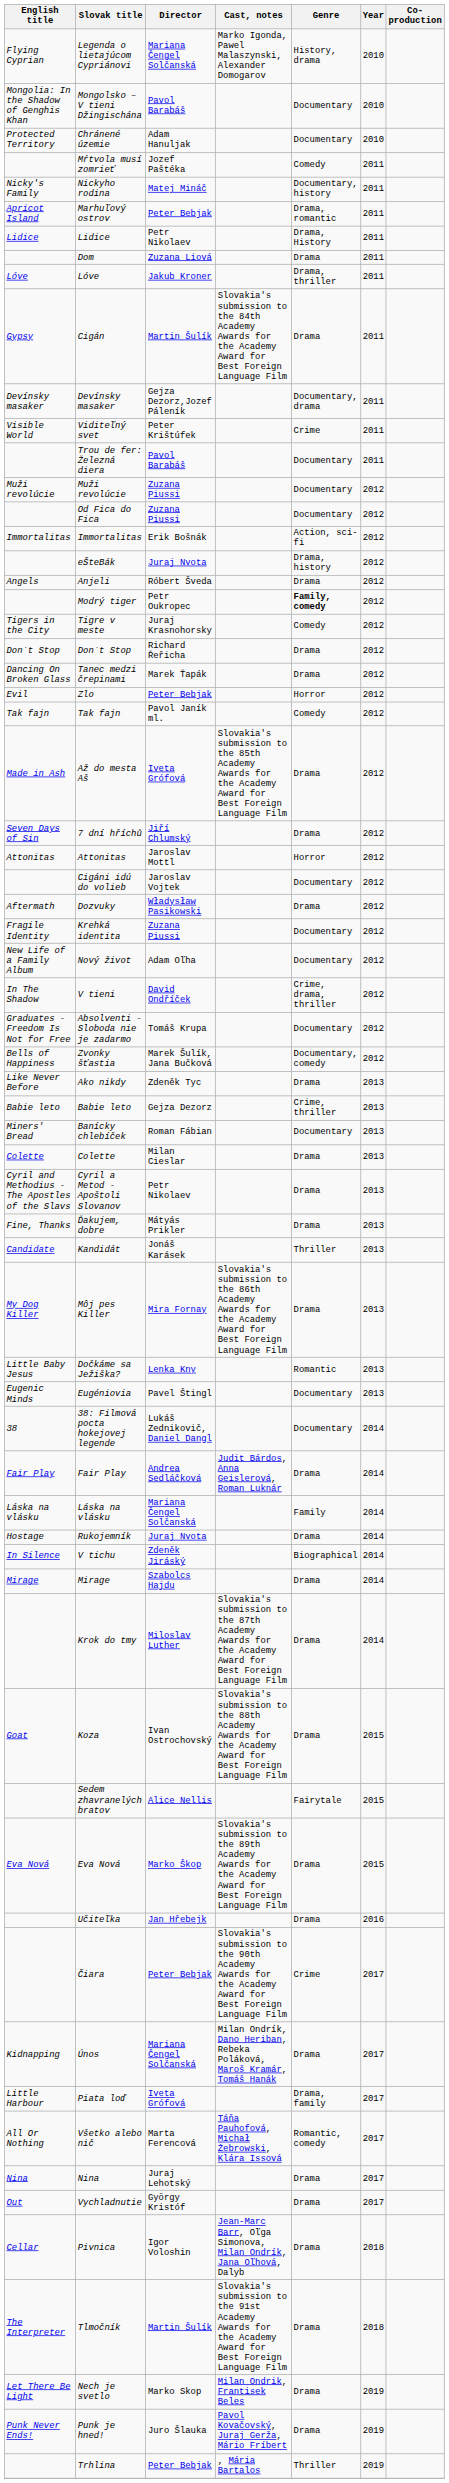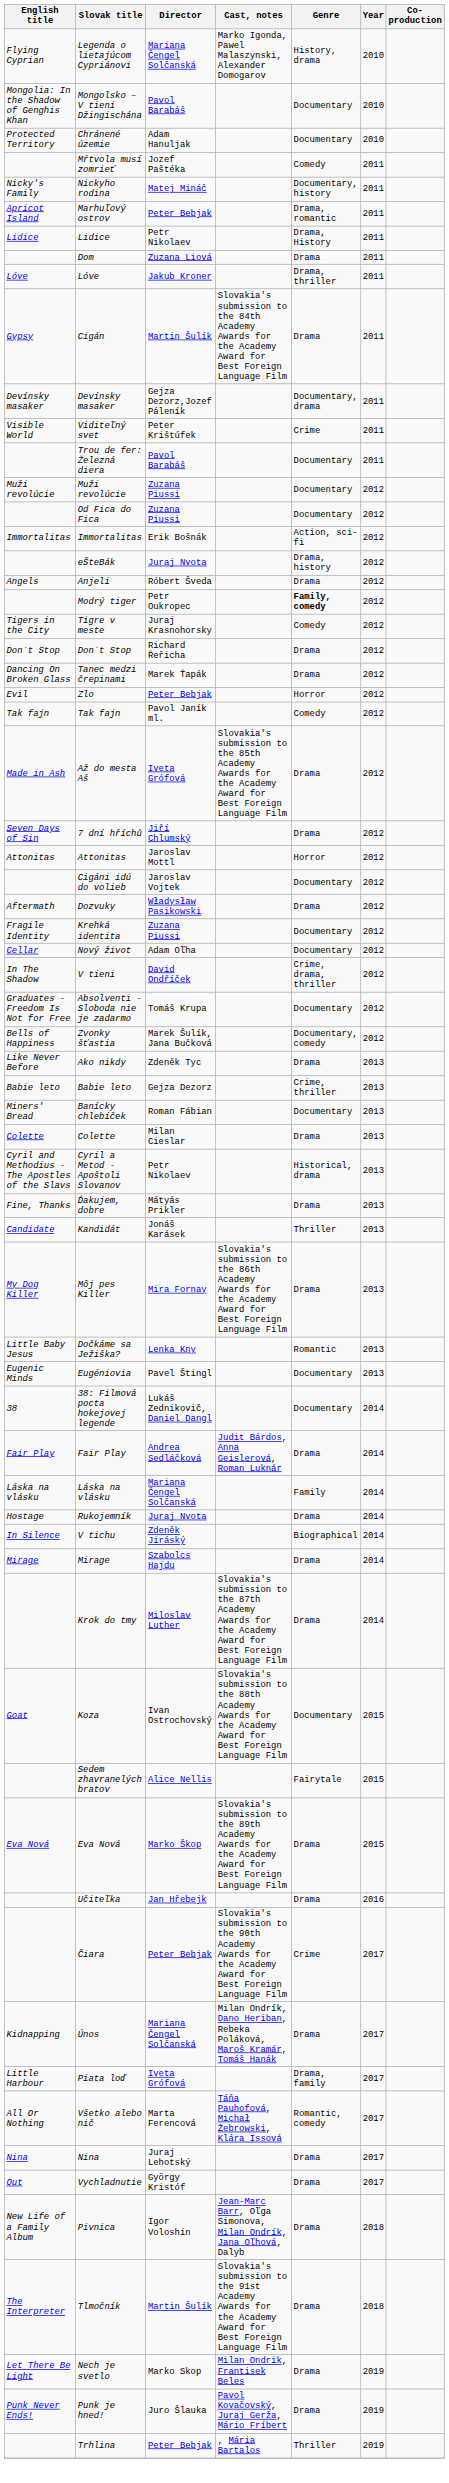(36, 961) New Life of a Family Album -> (23, 951) Cellar
(307, 1192) Drama -> (323, 1171) Historical, drama
(307, 1736) Drama -> (323, 1716) Documentary
(23, 2248) Cellar -> (36, 2227) New Life of a Family Album
